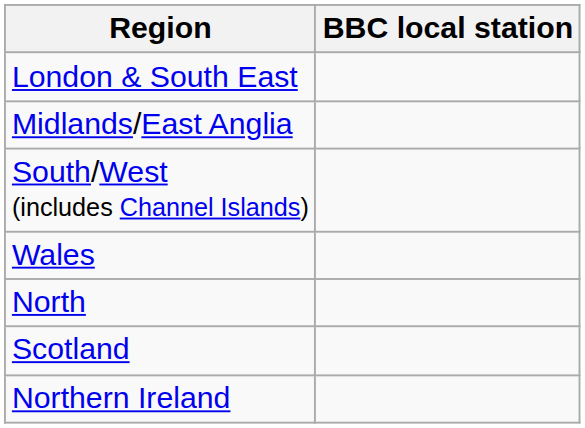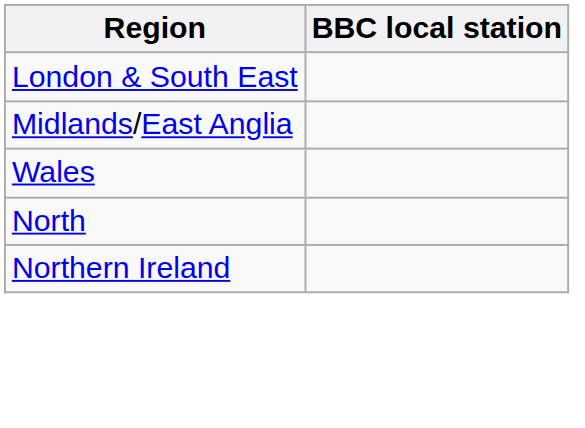- row: (160, 189)
- row: (71, 350)
